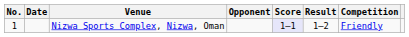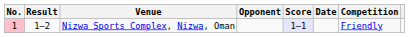columns swapped: (37, 11) <-> (321, 11)
(14, 26) no background -> (14, 26) pink background
